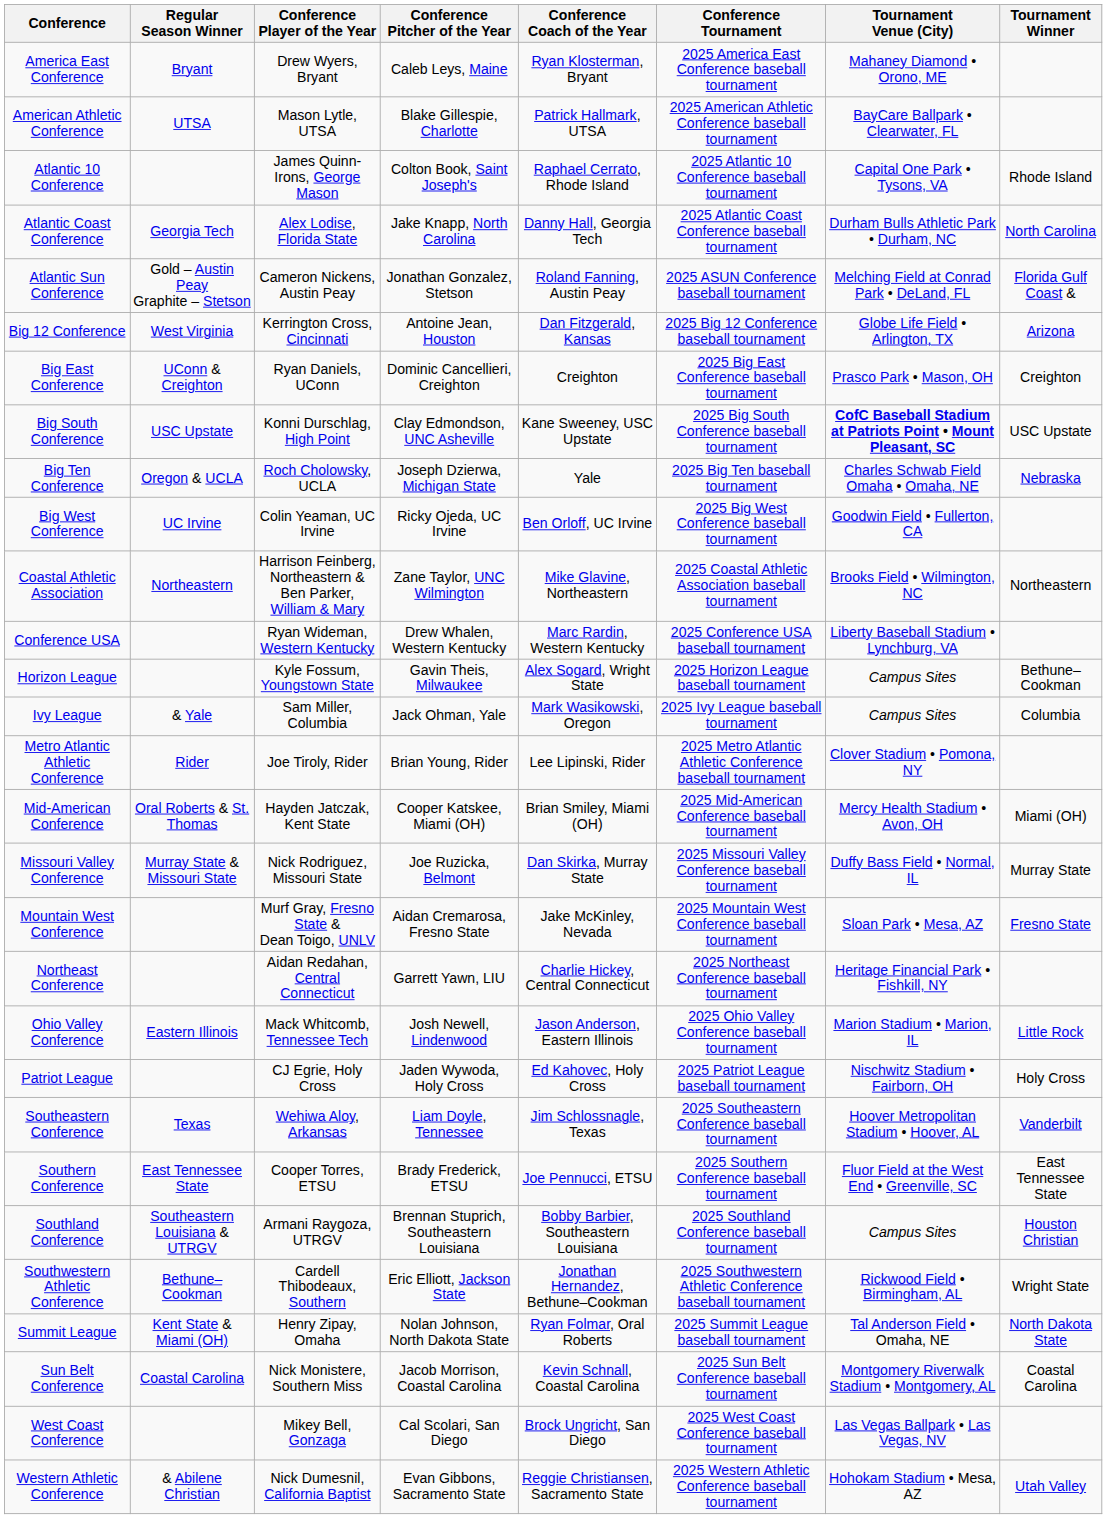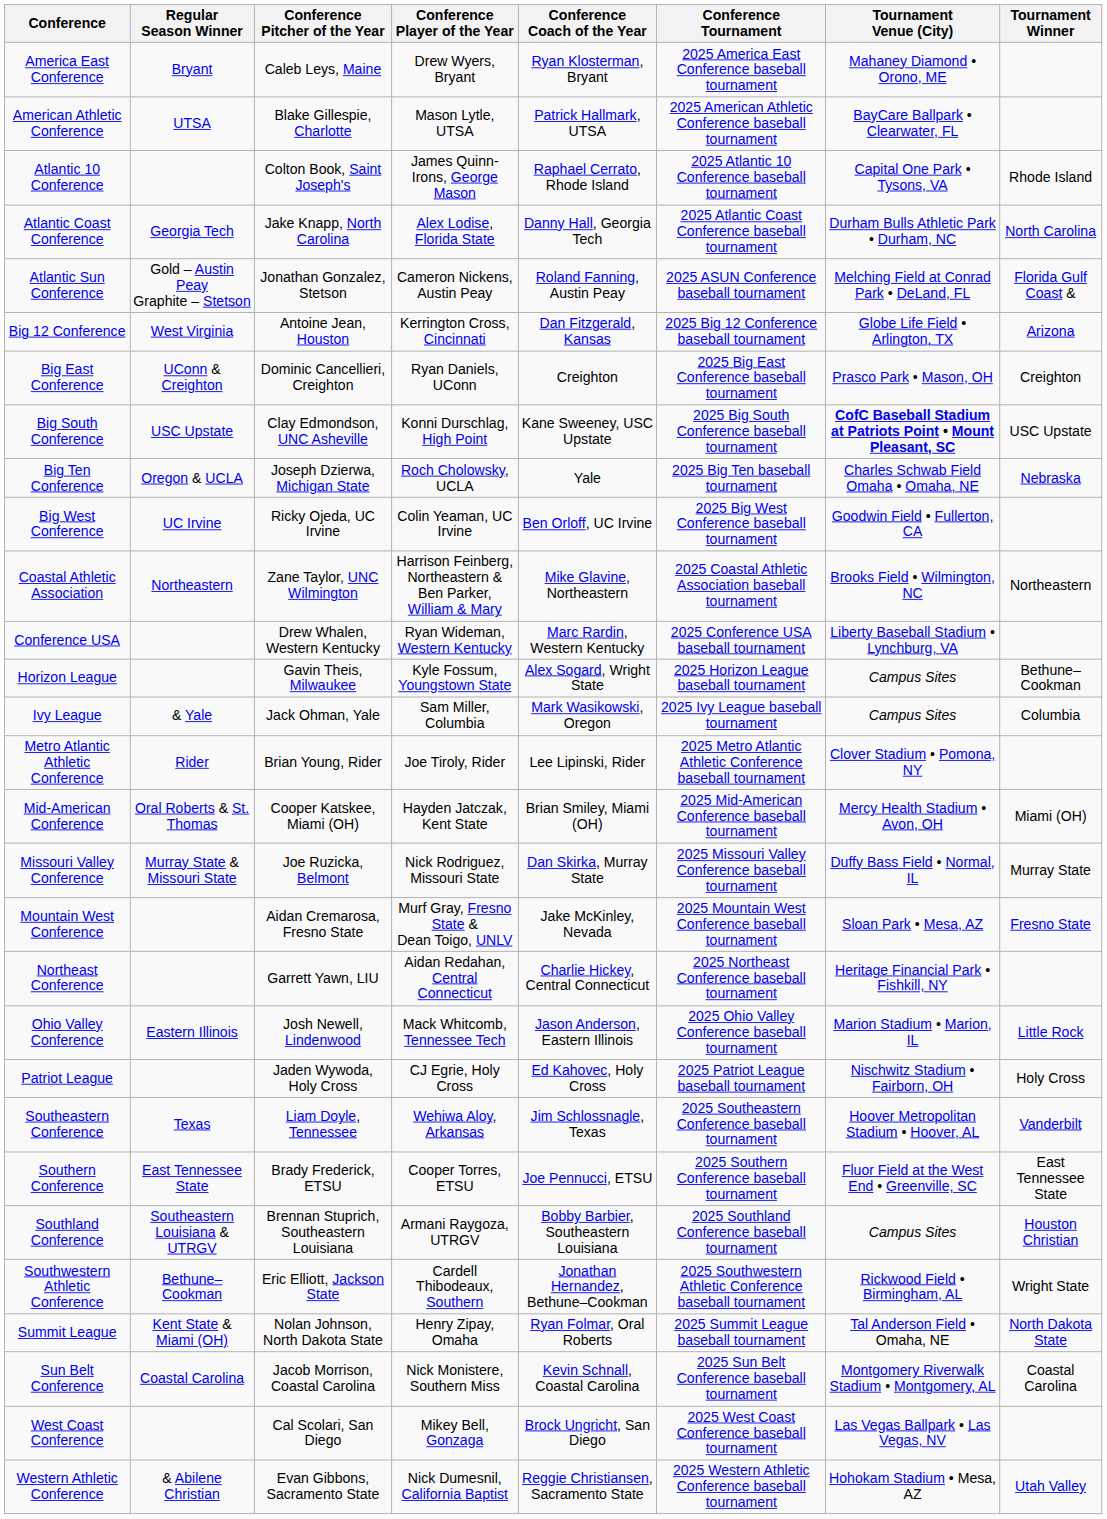columns swapped: (317, 23) <-> (449, 23)
